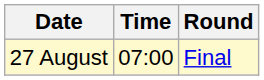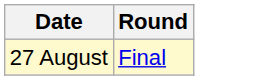- column: (146, 22)
